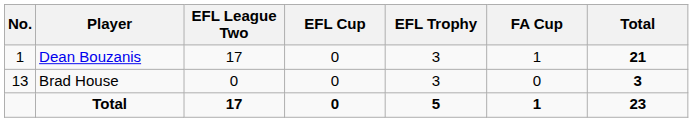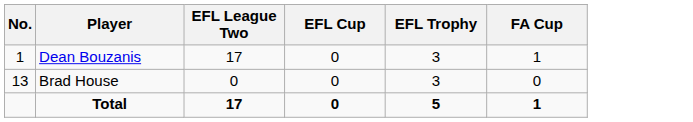- column: (638, 24)
